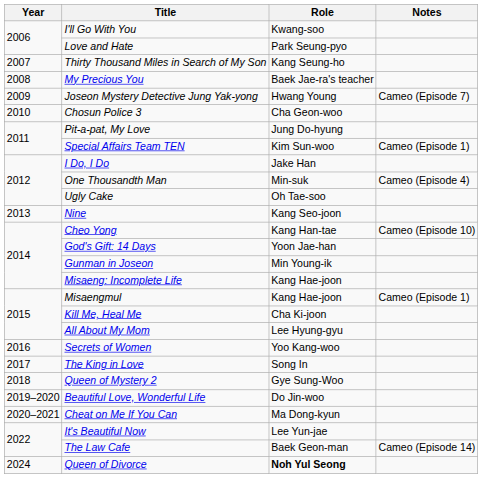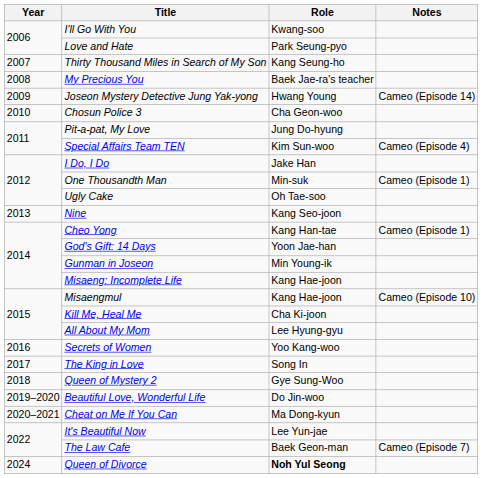(424, 96) Cameo (Episode 7) -> (427, 96) Cameo (Episode 14)
(424, 146) Cameo (Episode 1) -> (424, 146) Cameo (Episode 4)
(424, 180) Cameo (Episode 4) -> (424, 180) Cameo (Episode 1)
(427, 230) Cameo (Episode 10) -> (424, 230) Cameo (Episode 1)
(424, 297) Cameo (Episode 1) -> (427, 297) Cameo (Episode 10)
(427, 448) Cameo (Episode 14) -> (424, 448) Cameo (Episode 7)
